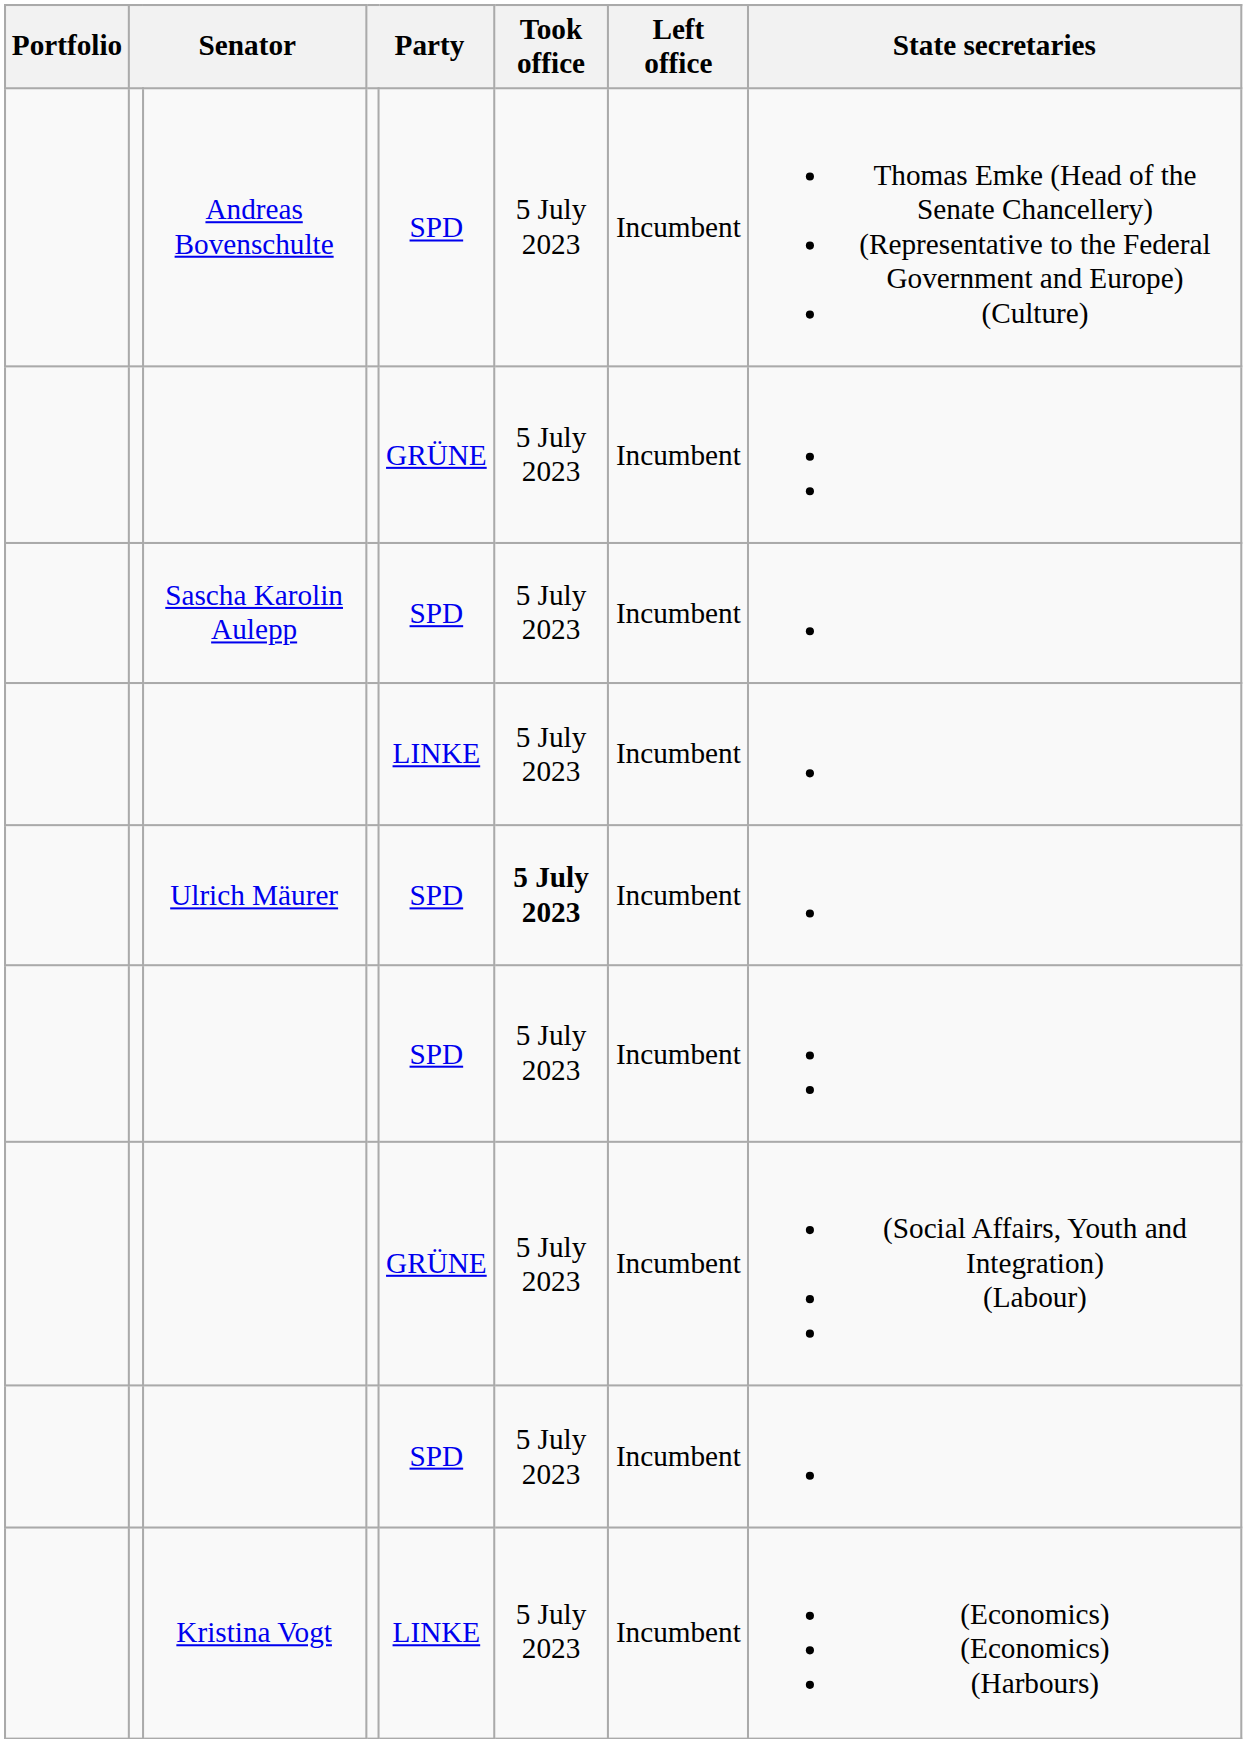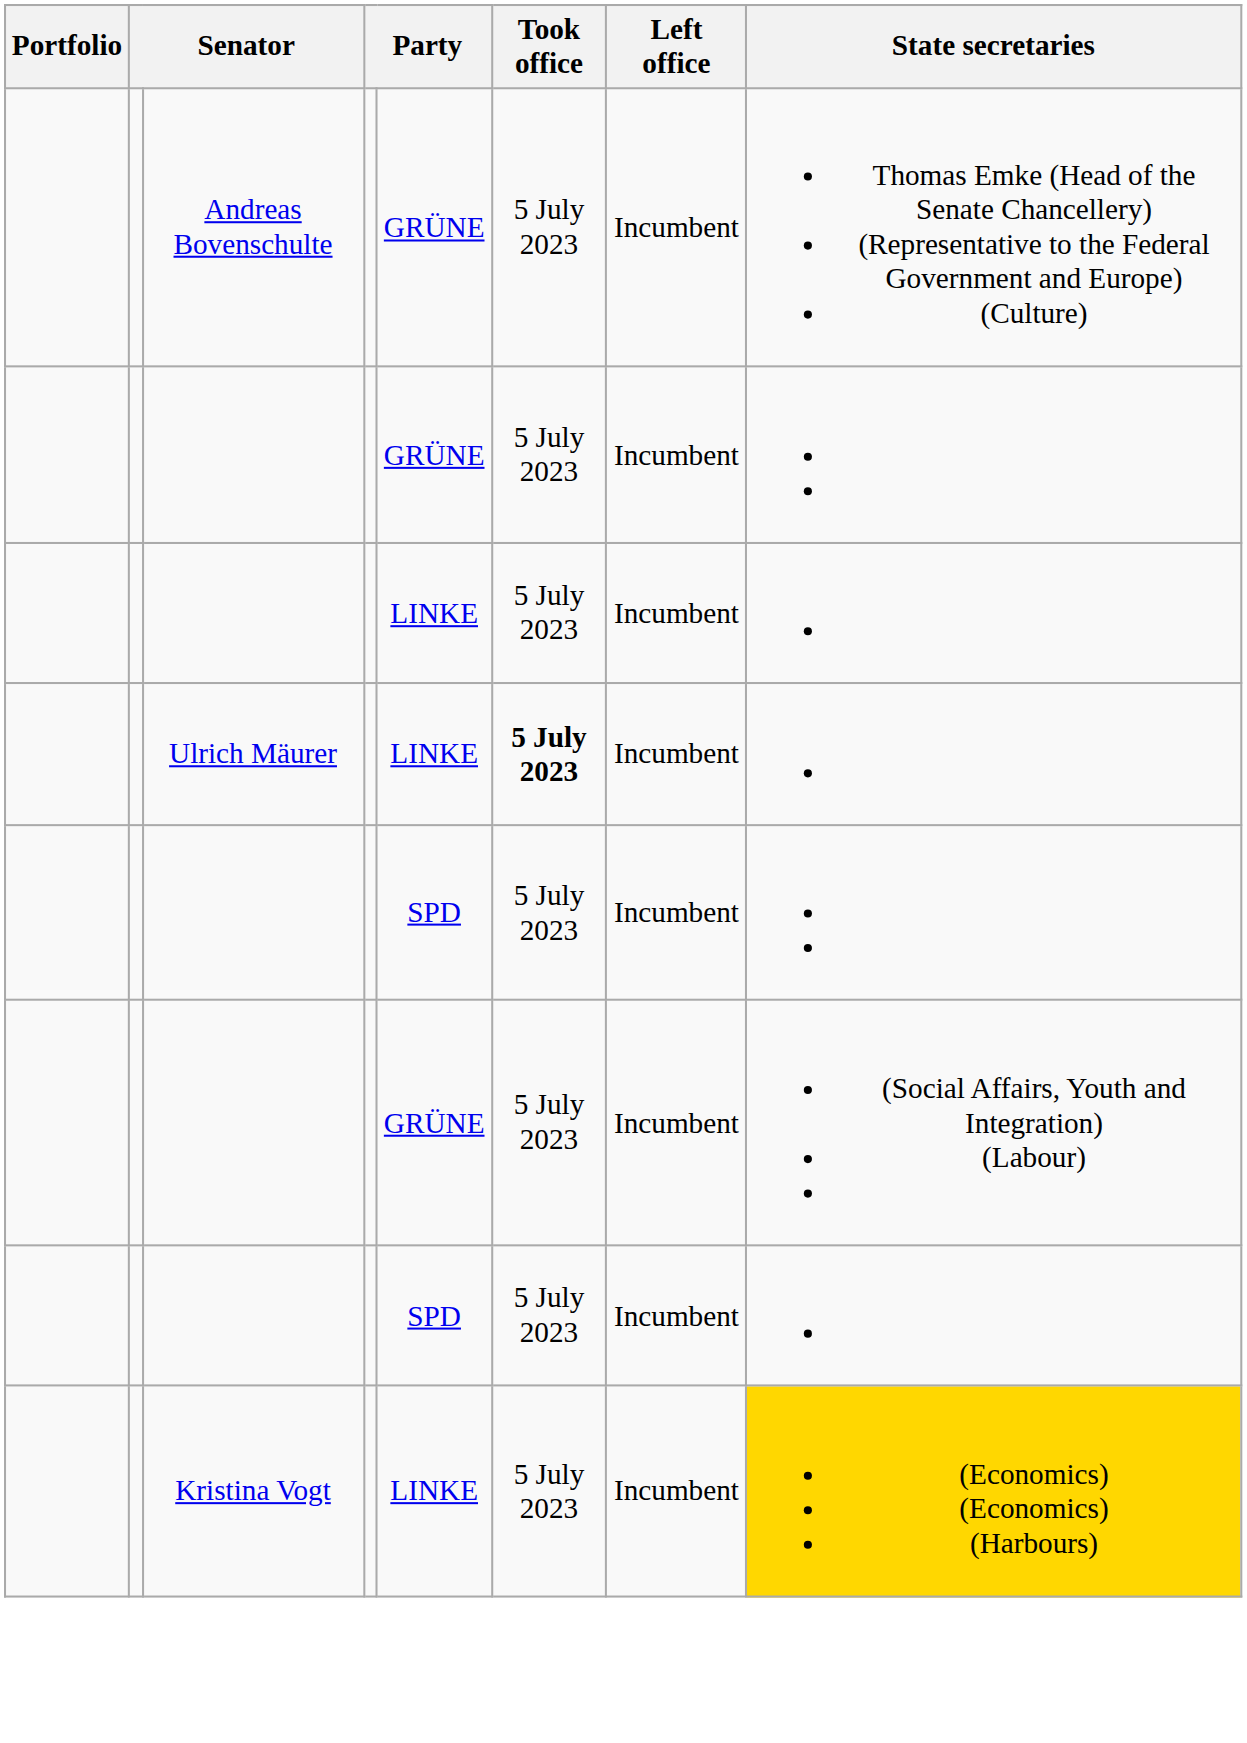(436, 227) SPD -> (434, 227) GRÜNE
- row: (67, 614)
(436, 895) SPD -> (434, 754) LINKE
(994, 1650) no background -> (993, 1509) gold background
